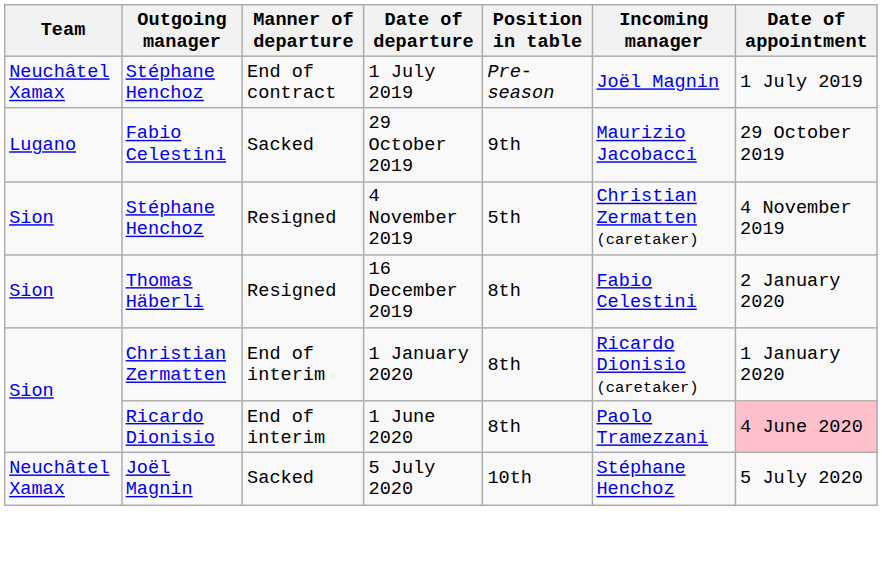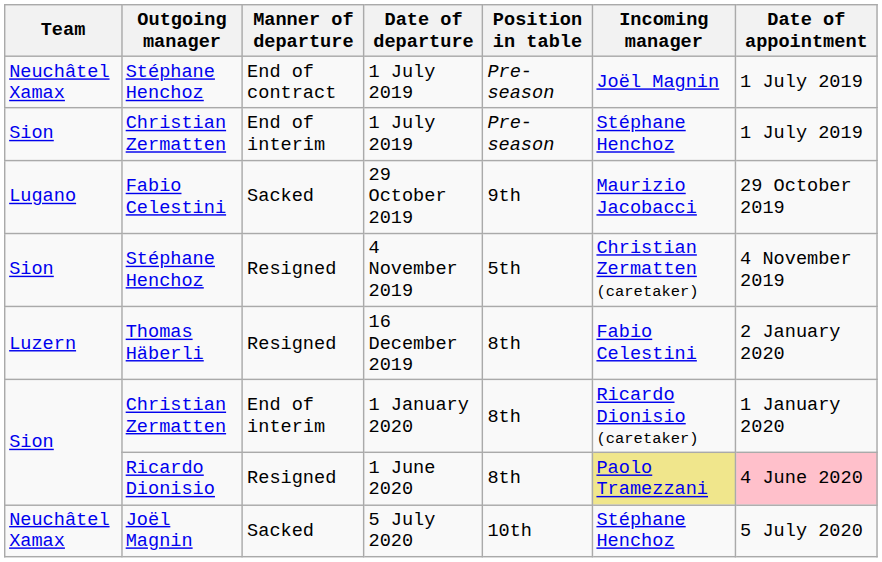+ row: (176, 134)
(31, 291) Sion -> (43, 343) Luzern
(286, 427) End of interim -> (292, 479) Resigned
(652, 427) no background -> (652, 479) khaki background
